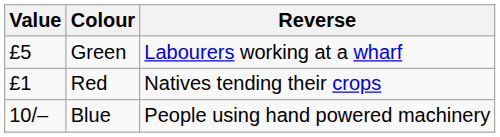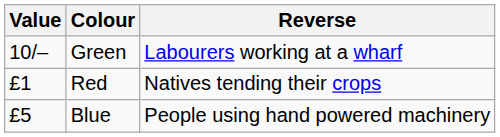(20, 52) £5 -> (29, 52) 10/–
(29, 115) 10/– -> (20, 115) £5
